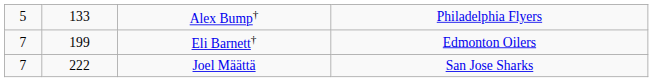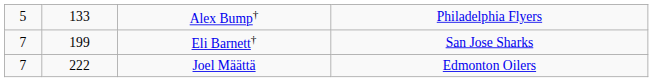(489, 42) Edmonton Oilers -> (489, 42) San Jose Sharks
(489, 65) San Jose Sharks -> (489, 65) Edmonton Oilers
